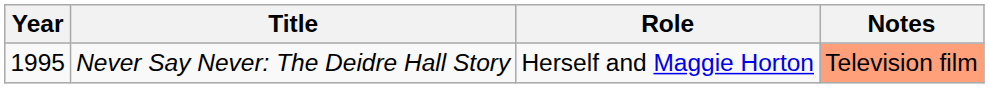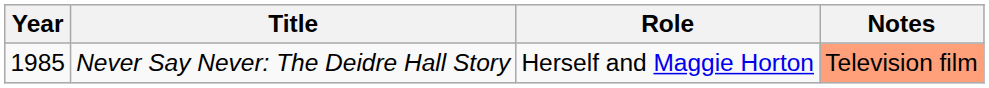(38, 62) 1995 -> (38, 62) 1985
